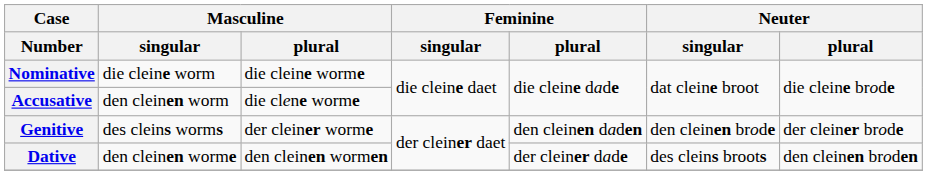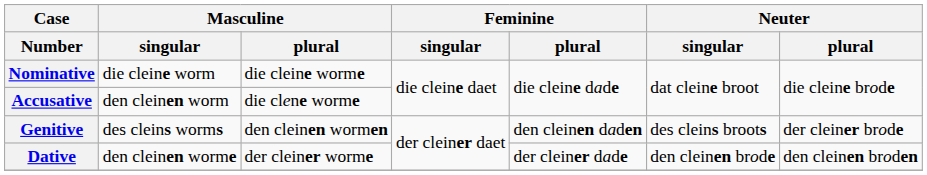(309, 128) der cleiner worme -> (316, 128) den cleinen wormen
(713, 128) den cleinen brode -> (708, 128) des cleins broots
(316, 156) den cleinen wormen -> (309, 156) der cleiner worme
(708, 156) des cleins broots -> (713, 156) den cleinen brode
